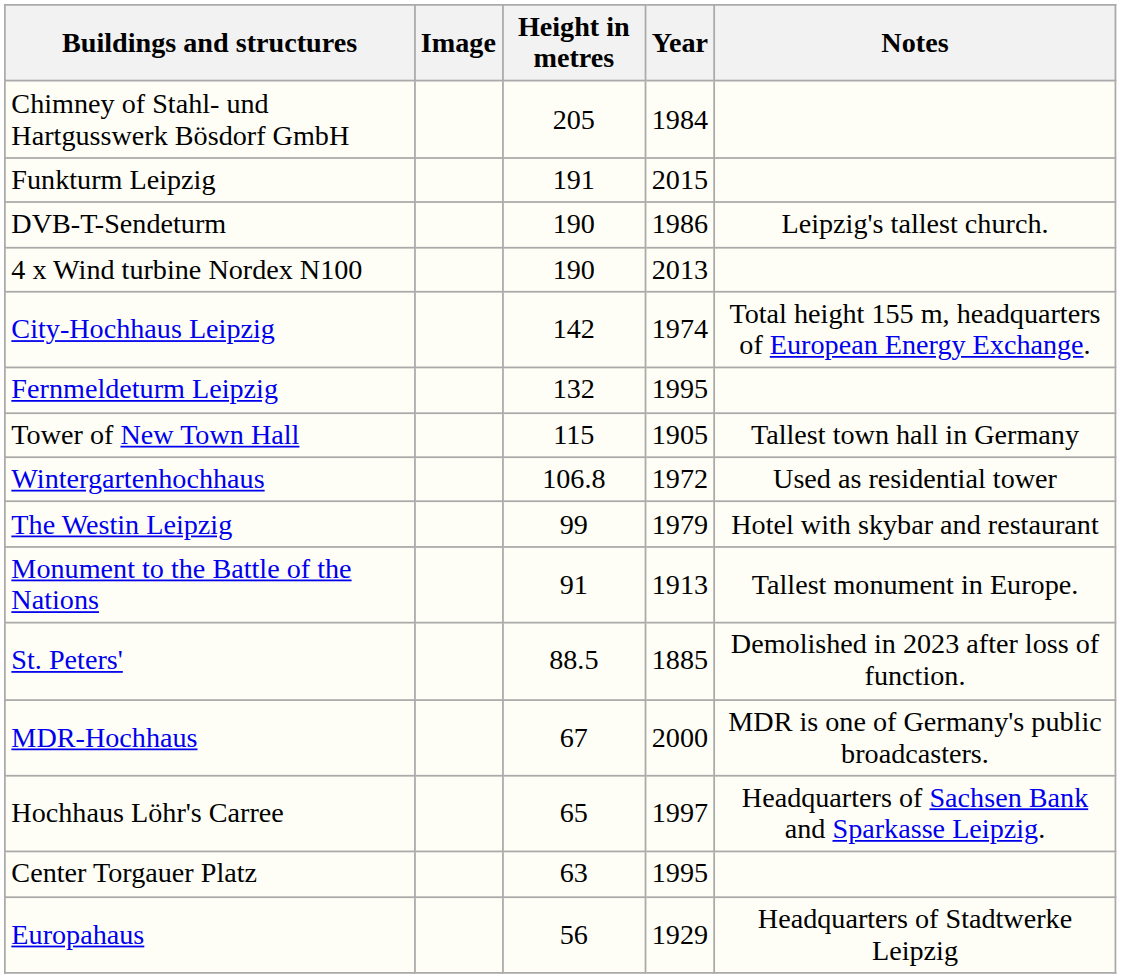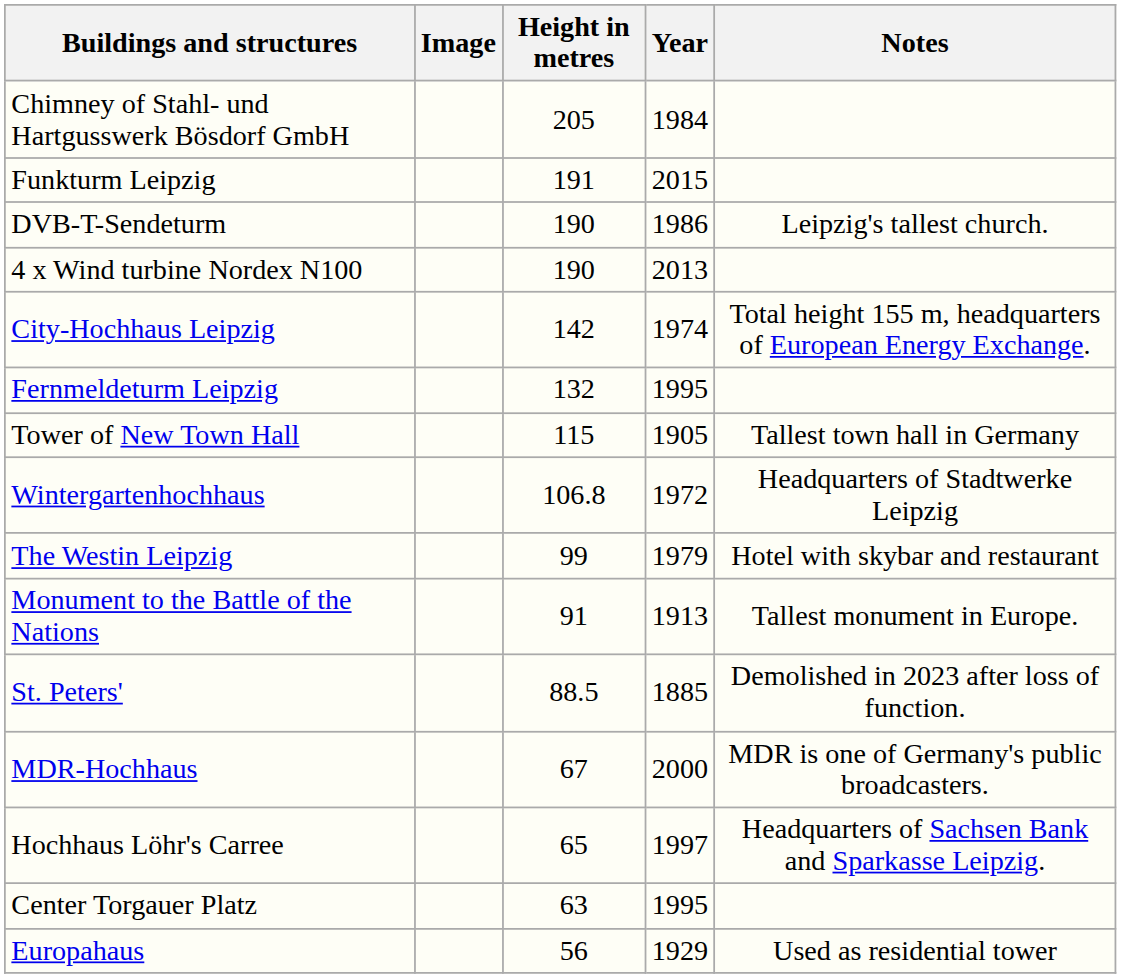(915, 479) Used as residential tower -> (915, 494) Headquarters of Stadtwerke Leipzig
(915, 934) Headquarters of Stadtwerke Leipzig -> (915, 950) Used as residential tower
